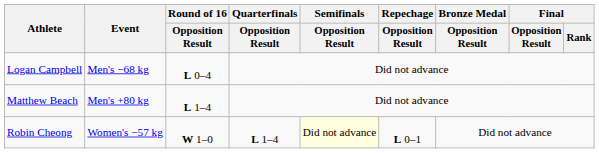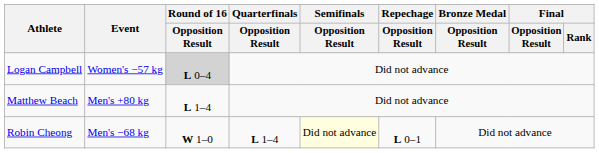(118, 69) Men's −68 kg -> (125, 69) Women's −57 kg
(197, 75) no background -> (197, 75) lightgrey background
(125, 132) Women's −57 kg -> (118, 132) Men's −68 kg
